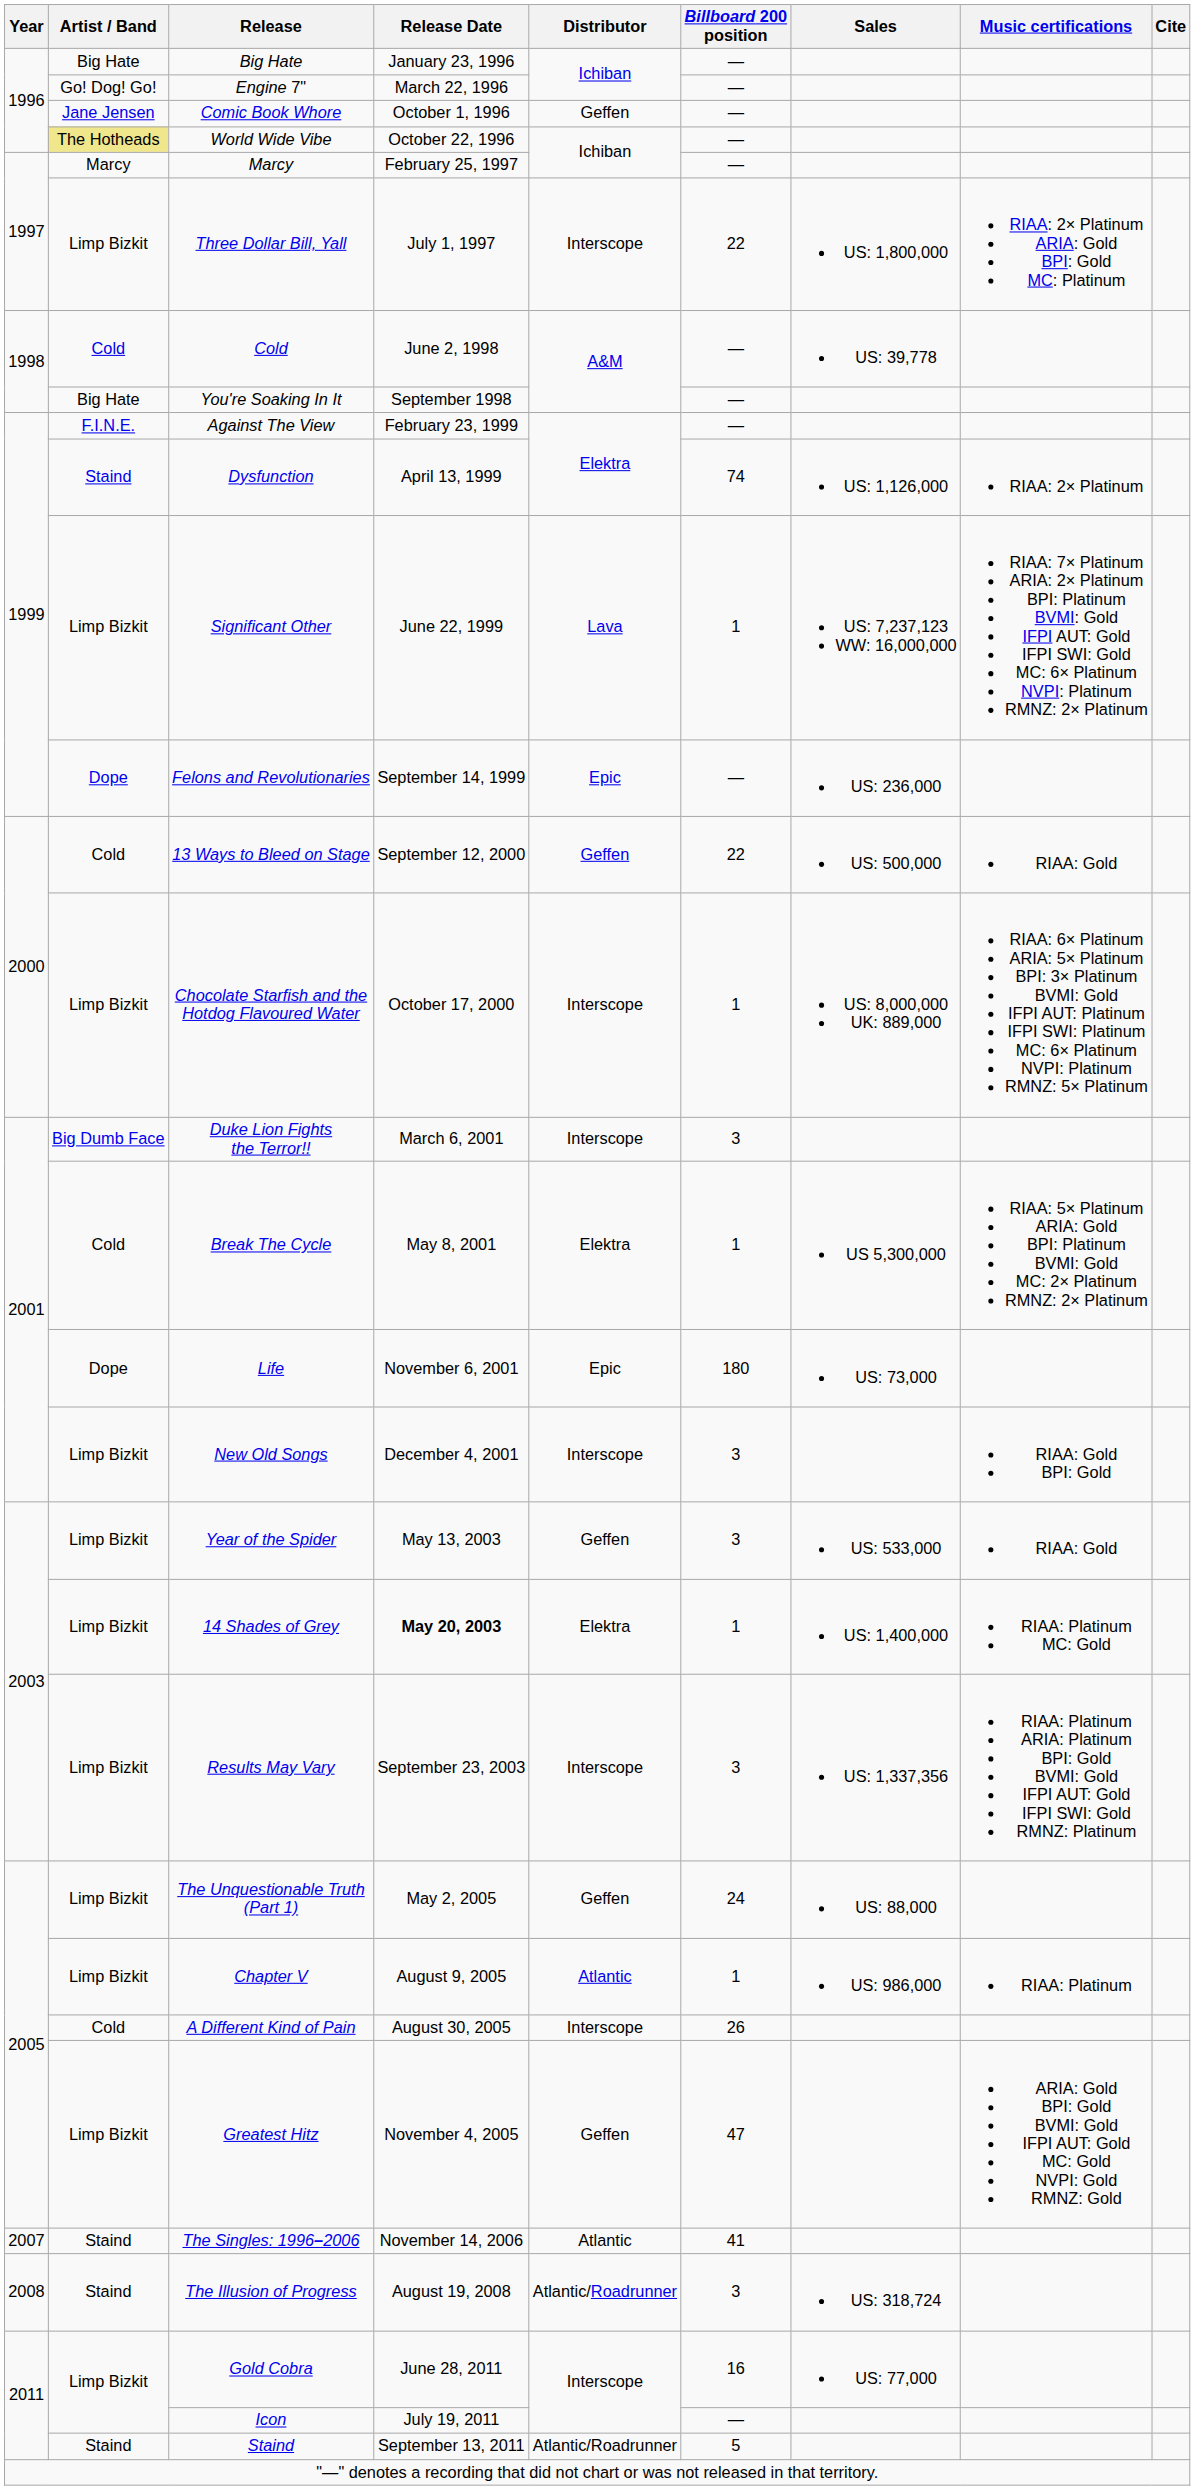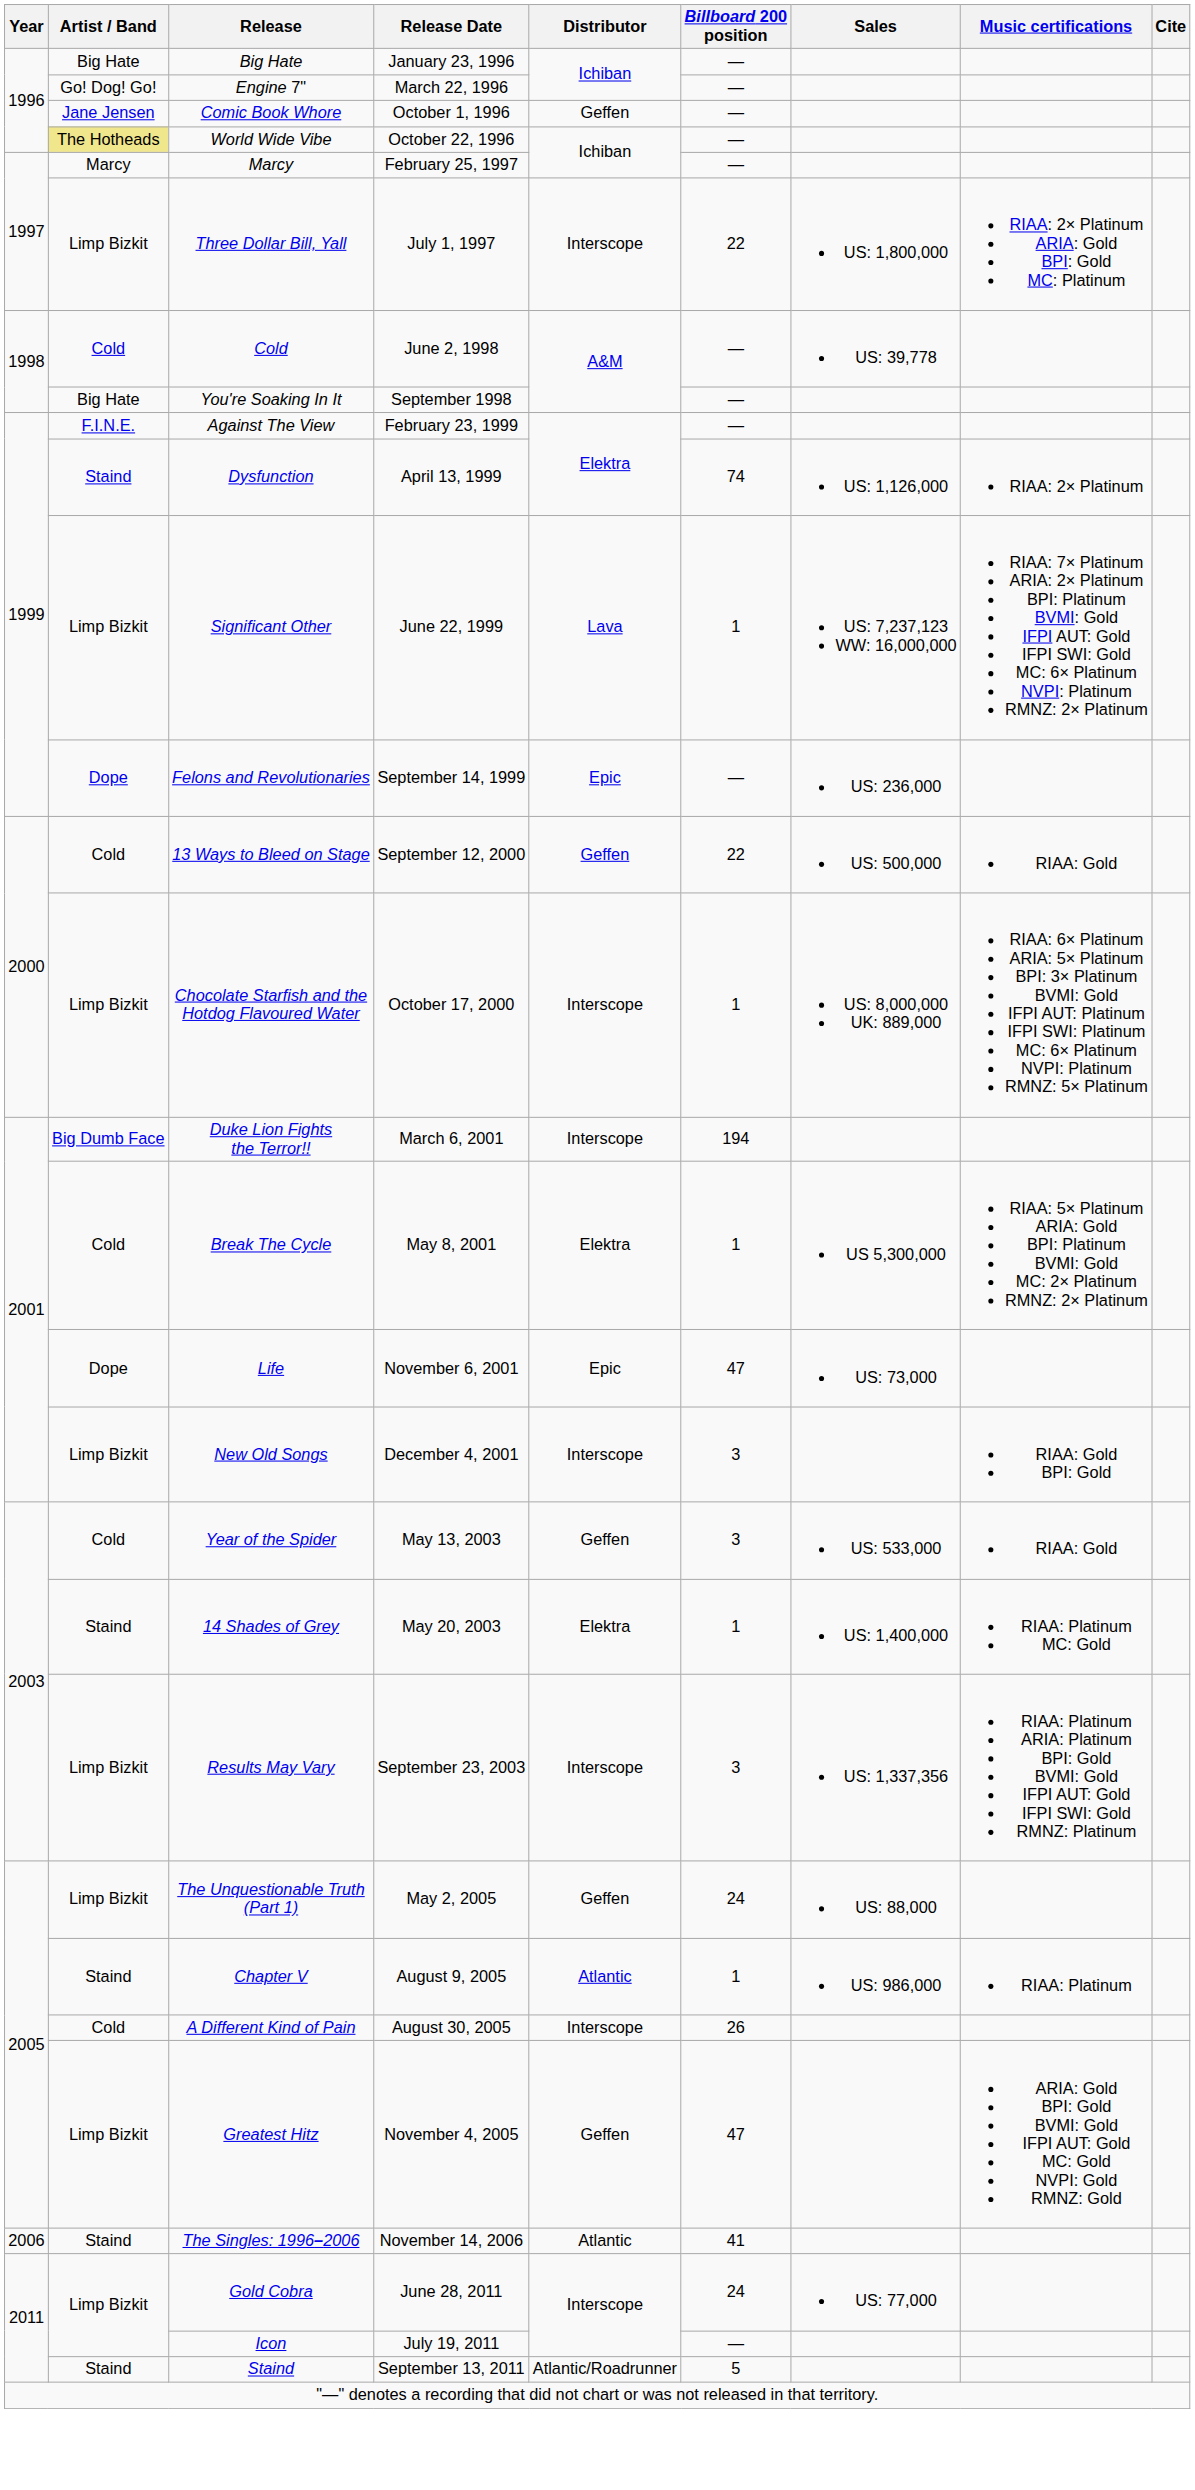(736, 1139) 3 -> (736, 1139) 194
(736, 1368) 180 -> (736, 1368) 47
(108, 1540) Limp Bizkit -> (108, 1540) Cold
(108, 1626) Limp Bizkit -> (108, 1626) Staind
(451, 1626) bold -> (451, 1626) normal
(108, 1976) Limp Bizkit -> (108, 1976) Staind
(26, 2240) 2007 -> (26, 2240) 2006
- row: (271, 2292)
(736, 2369) 16 -> (736, 2292) 24
